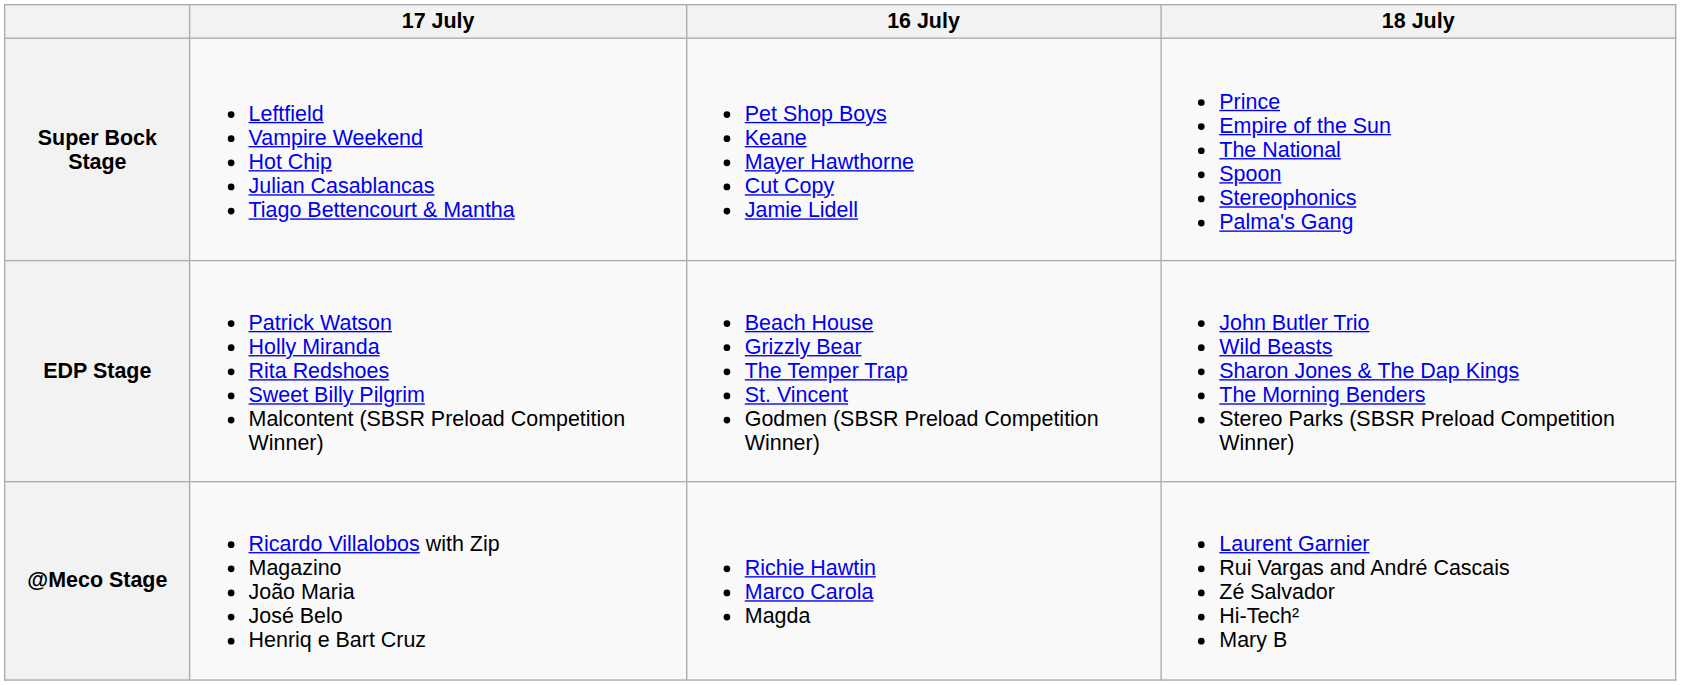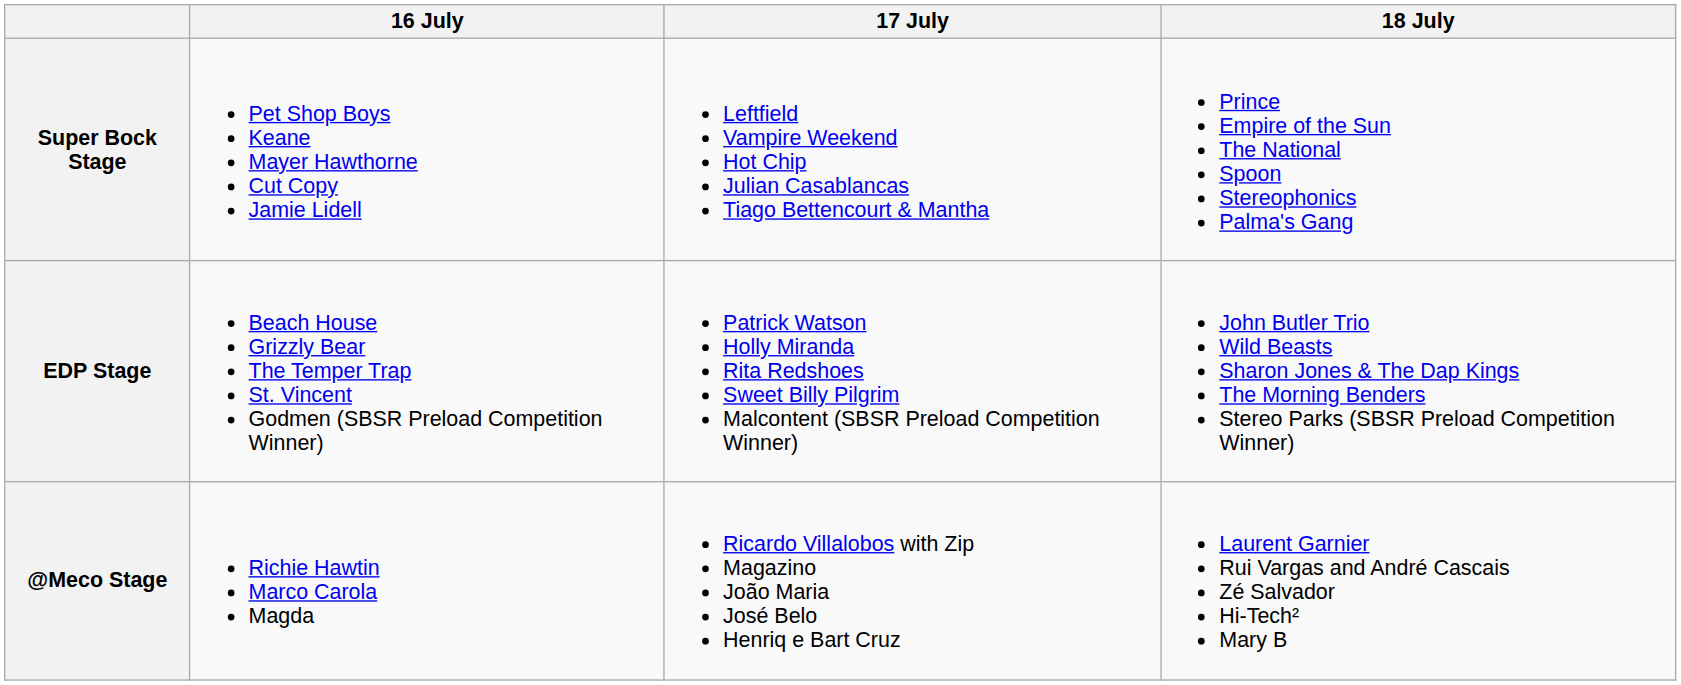columns swapped: (924, 21) <-> (438, 21)
